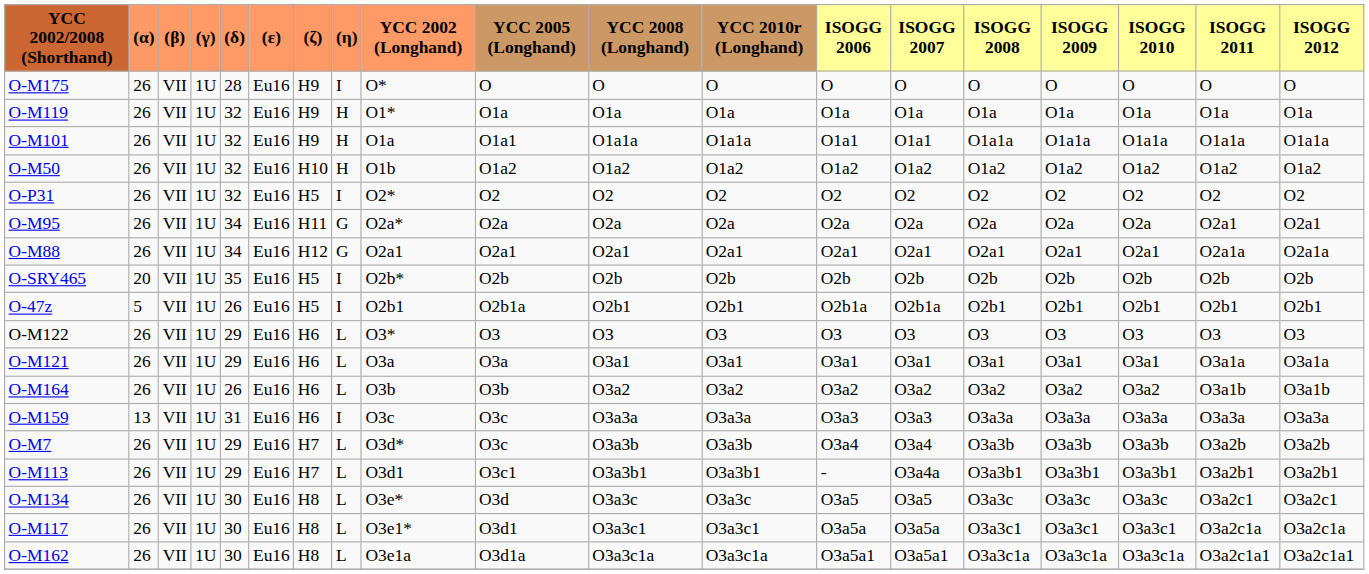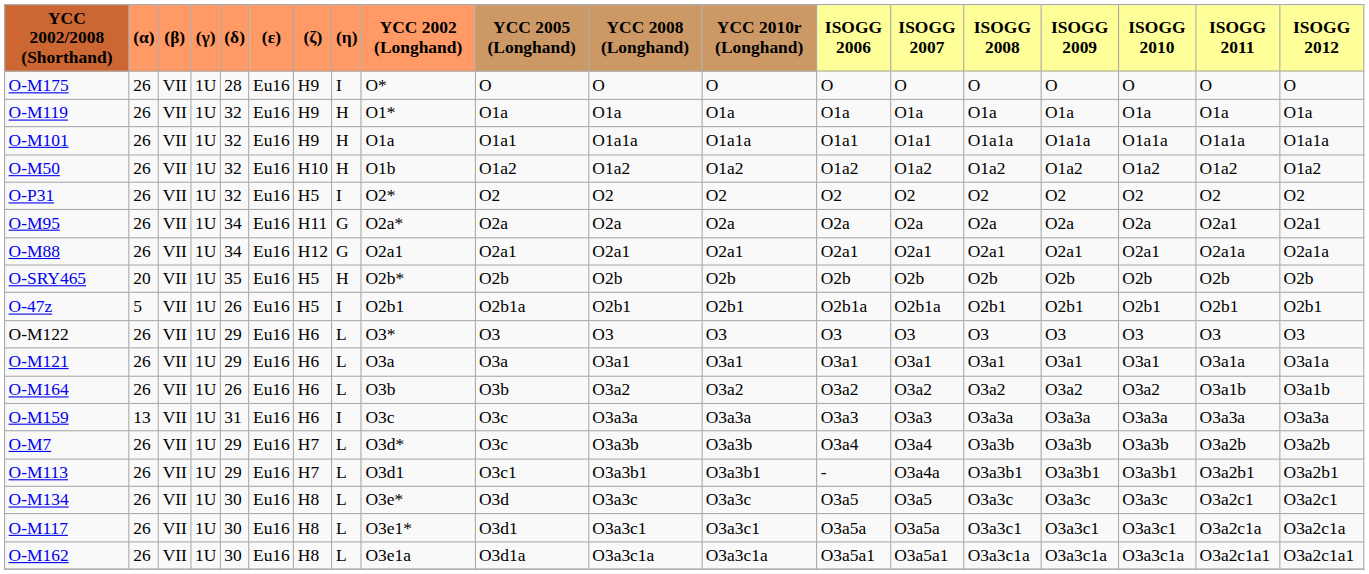(339, 278) I -> (342, 278) H
